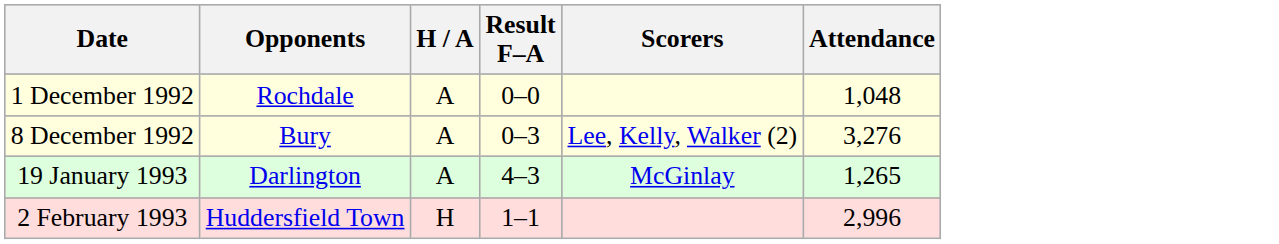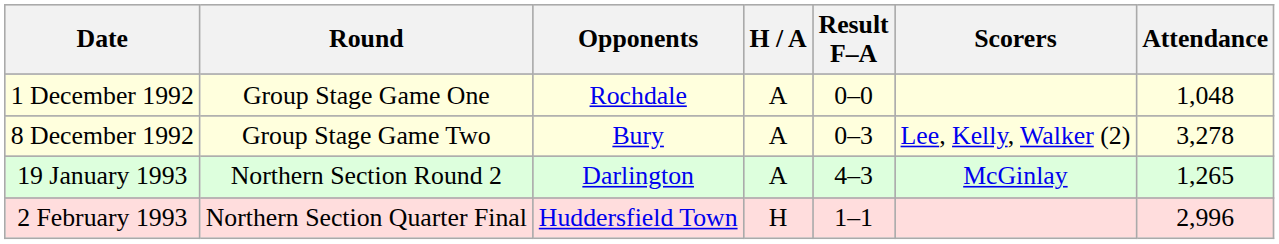+ column: (366, 39)
(872, 135) 3,276 -> (1205, 135) 3,278
